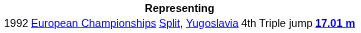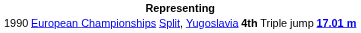(16, 23) 1992 -> (16, 23) 1990
(249, 23) normal -> (249, 23) bold
